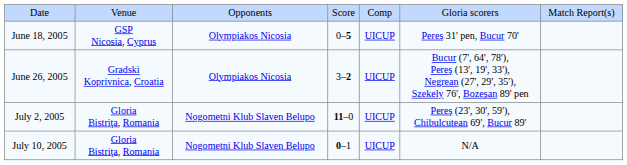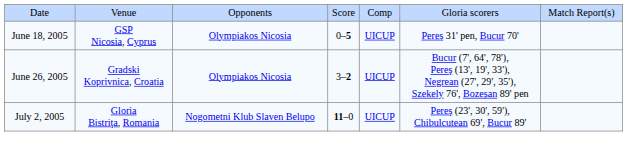- row: (40, 145)
